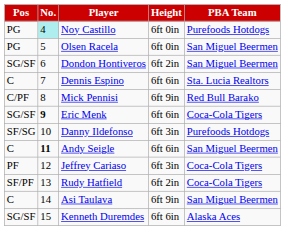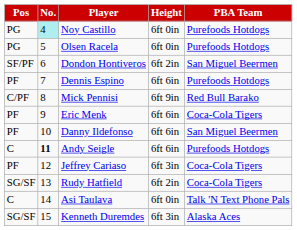(232, 47) San Miguel Beermen -> (228, 47) Purefoods Hotdogs
(21, 64) SG/SF -> (20, 64) SF/PF
(10, 81) C -> (13, 81) PF
(228, 81) Sta. Lucia Realtors -> (228, 81) Purefoods Hotdogs
(21, 115) SG/SF -> (13, 115) PF
(43, 115) bold -> (43, 115) normal
(21, 132) SF/SG -> (13, 132) PF
(165, 132) 6ft 3in -> (165, 132) 6ft 6in
(228, 132) Purefoods Hotdogs -> (232, 132) San Miguel Beermen
(232, 149) San Miguel Beermen -> (228, 149) Purefoods Hotdogs
(20, 183) SF/PF -> (21, 183) SG/SF
(165, 200) 6ft 9in -> (165, 200) 6ft 0in
(232, 200) San Miguel Beermen -> (238, 200) Talk 'N Text Phone Pals
(165, 217) 6ft 6in -> (165, 217) 6ft 3in
